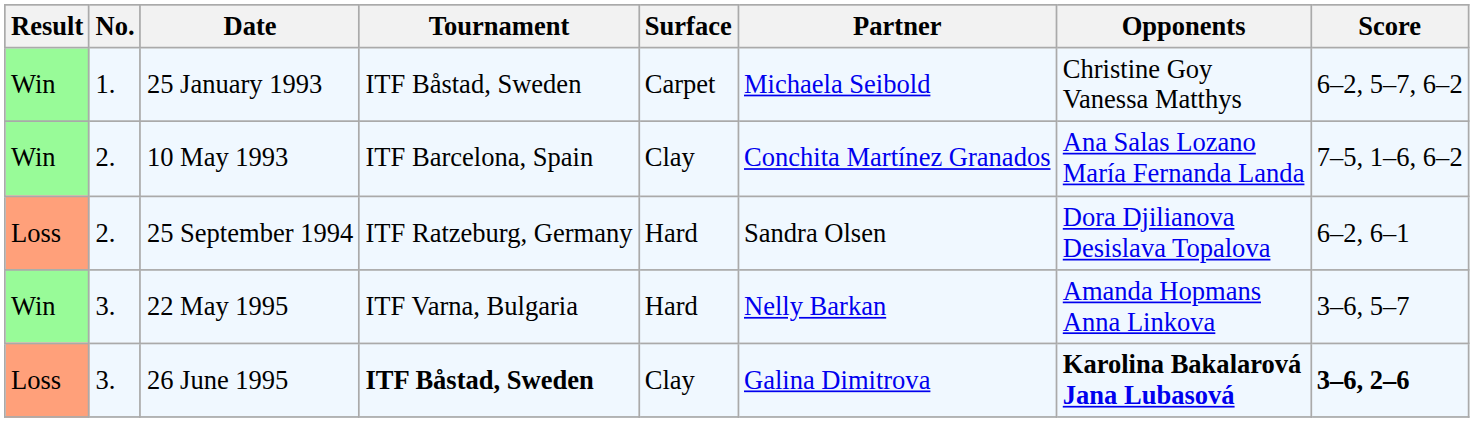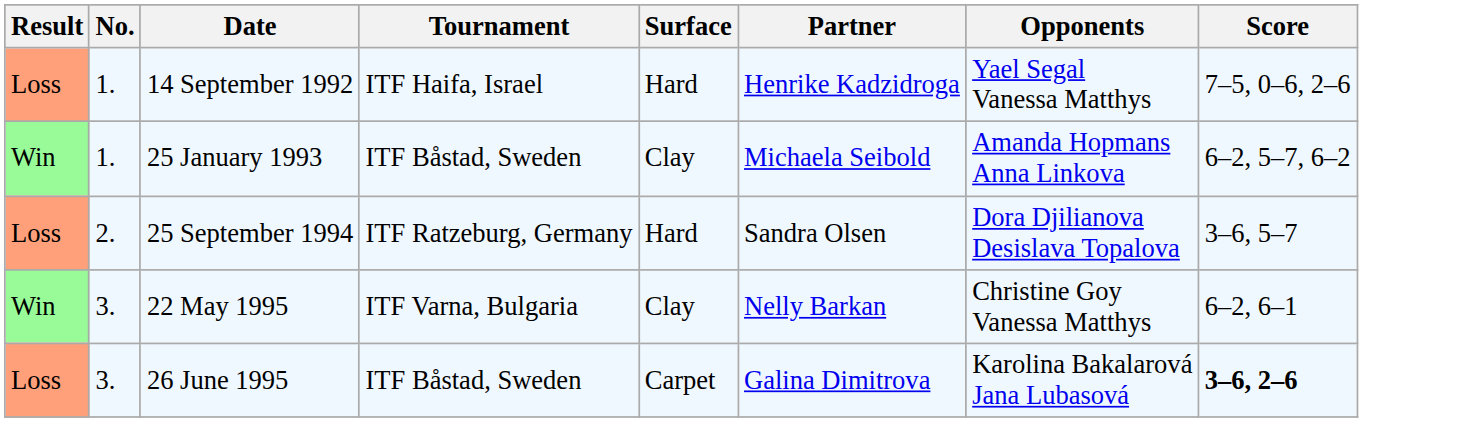+ row: (250, 84)
(680, 84) Carpet -> (670, 157) Clay
(1152, 84) Christine Goy Vanessa Matthys -> (1071, 157) Amanda Hopmans Anna Linkova
- row: (218, 157)
(1363, 231) 6–2, 6–1 -> (1251, 231) 3–6, 5–7
(671, 305) Hard -> (670, 305) Clay
(1162, 305) Amanda Hopmans Anna Linkova -> (1062, 305) Christine Goy Vanessa Matthys
(1363, 305) 3–6, 5–7 -> (1251, 305) 6–2, 6–1
(480, 379) bold -> (473, 379) normal
(670, 379) Clay -> (680, 379) Carpet
(1182, 379) bold -> (1082, 379) normal
